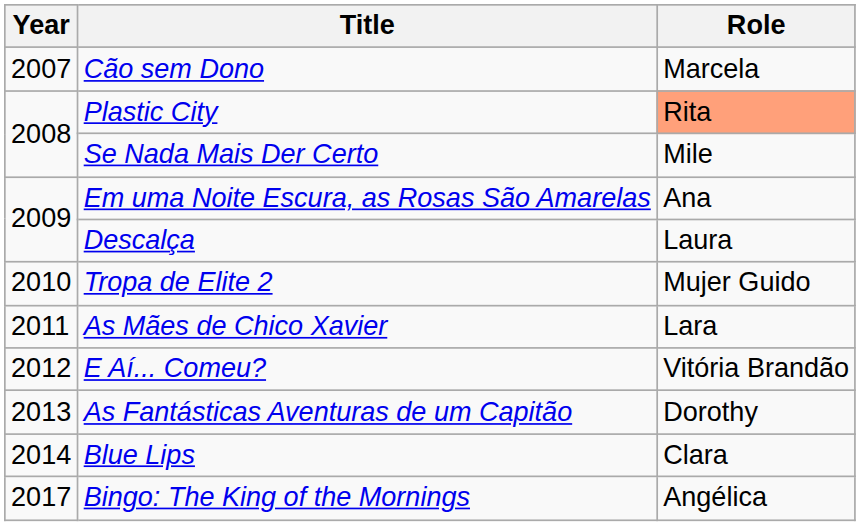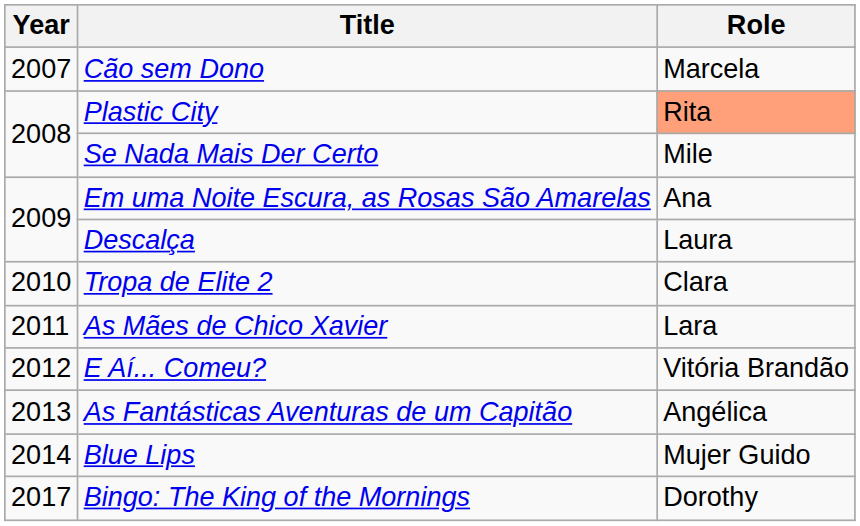(737, 283) Mujer Guido -> (696, 283) Clara
(711, 411) Dorothy -> (715, 411) Angélica
(696, 454) Clara -> (737, 454) Mujer Guido
(715, 497) Angélica -> (711, 497) Dorothy
